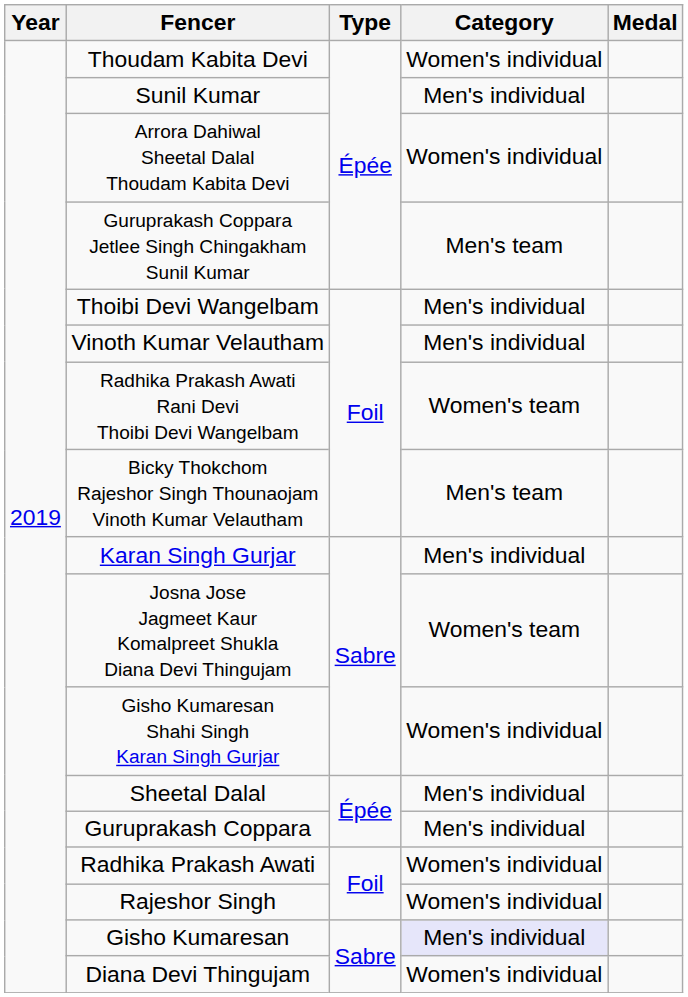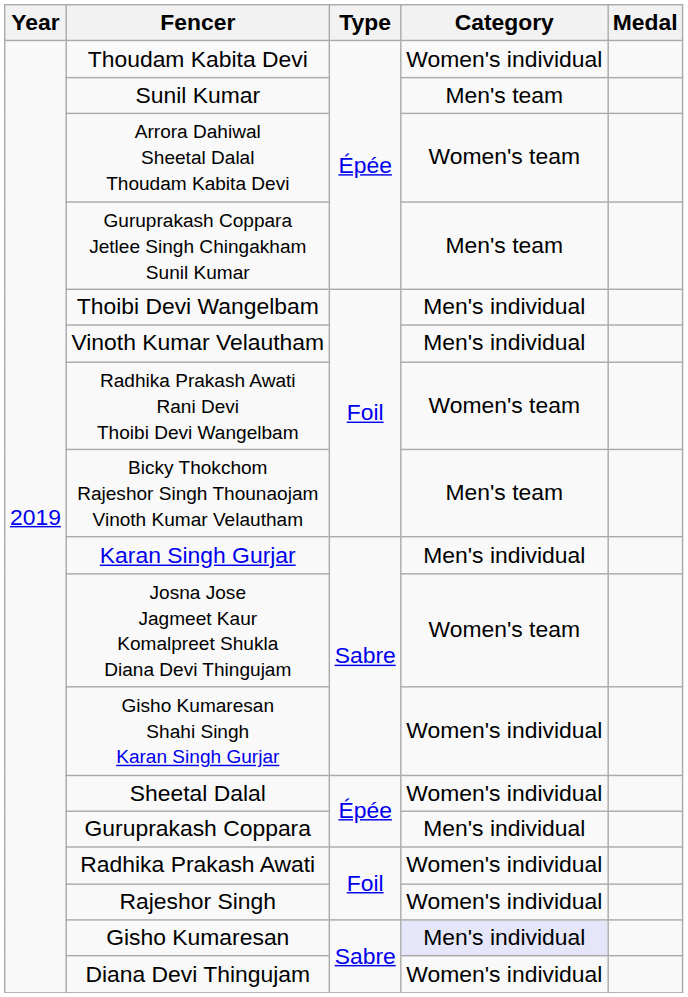(504, 95) Men's individual -> (504, 95) Men's team
(504, 157) Women's individual -> (504, 157) Women's team
(504, 792) Men's individual -> (504, 792) Women's individual
